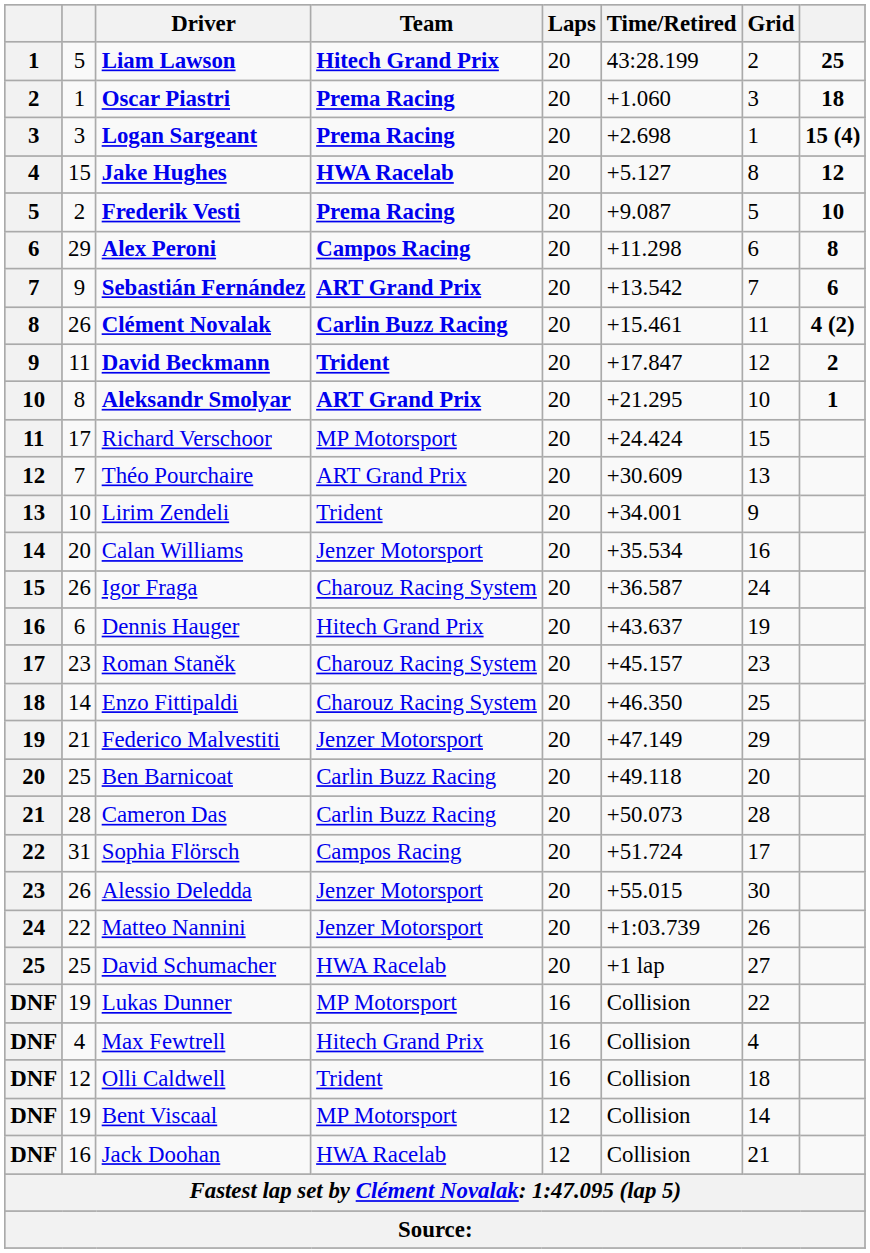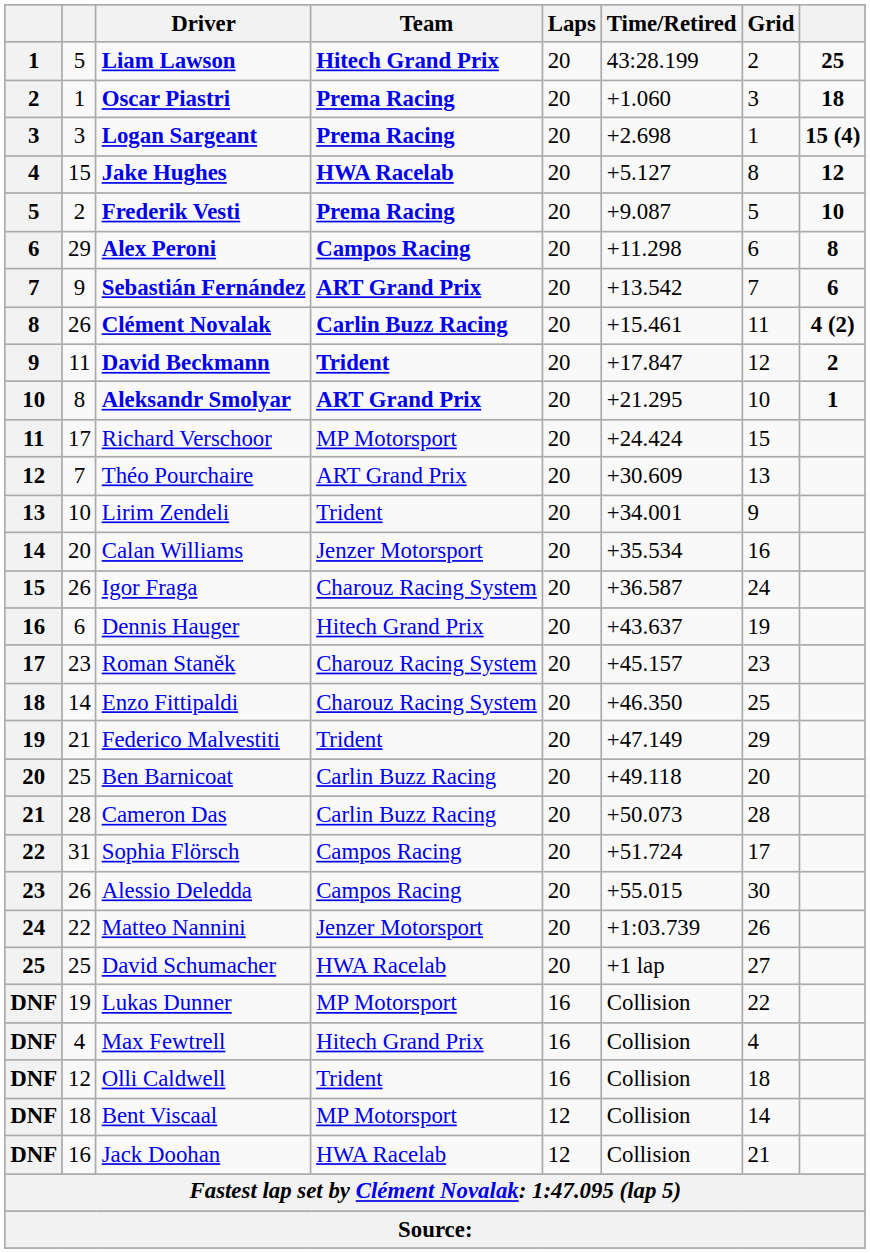(400, 739) Jenzer Motorsport -> (349, 739) Trident
(400, 889) Jenzer Motorsport -> (389, 889) Campos Racing
(79, 1116) 19 -> (79, 1116) 18
